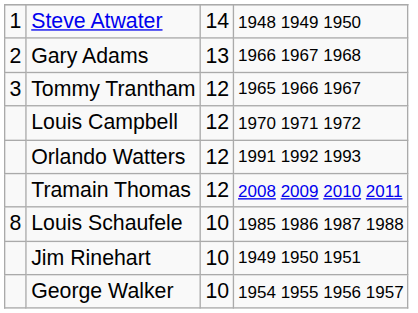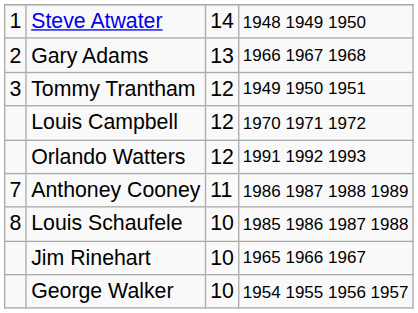(300, 89) 1965 1966 1967 -> (304, 89) 1949 1950 1951
- row: (111, 190)
+ row: (116, 190)
(300, 258) 1949 1950 1951 -> (304, 258) 1965 1966 1967
